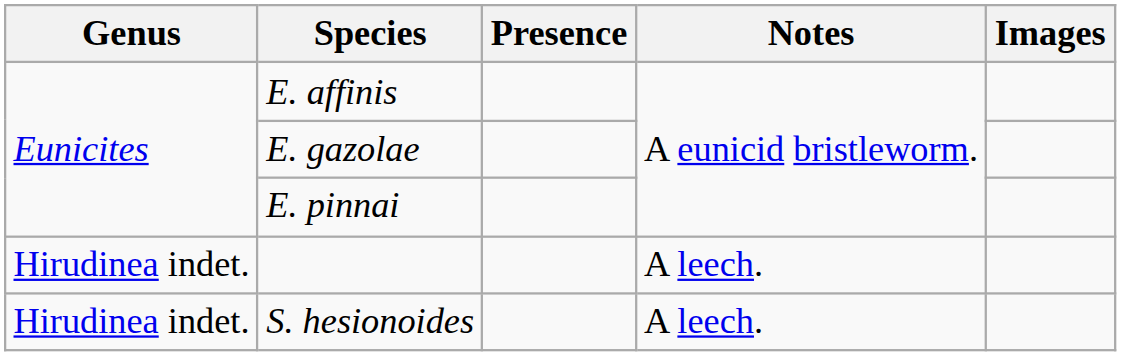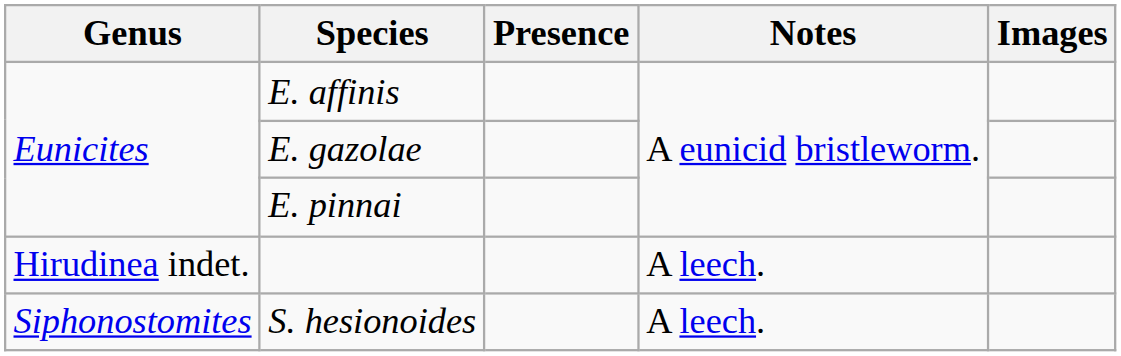(132, 321) Hirudinea indet. -> (133, 321) Siphonostomites
